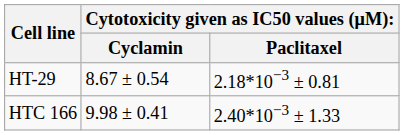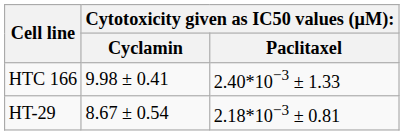rows swapped: (43, 113) <-> (32, 79)
